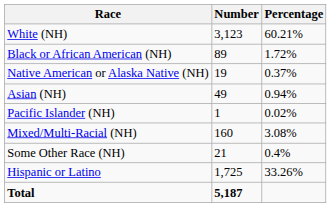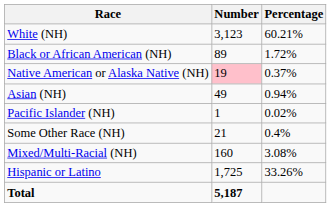(221, 73) no background -> (221, 73) pink background
rows swapped: (66, 152) <-> (72, 133)
